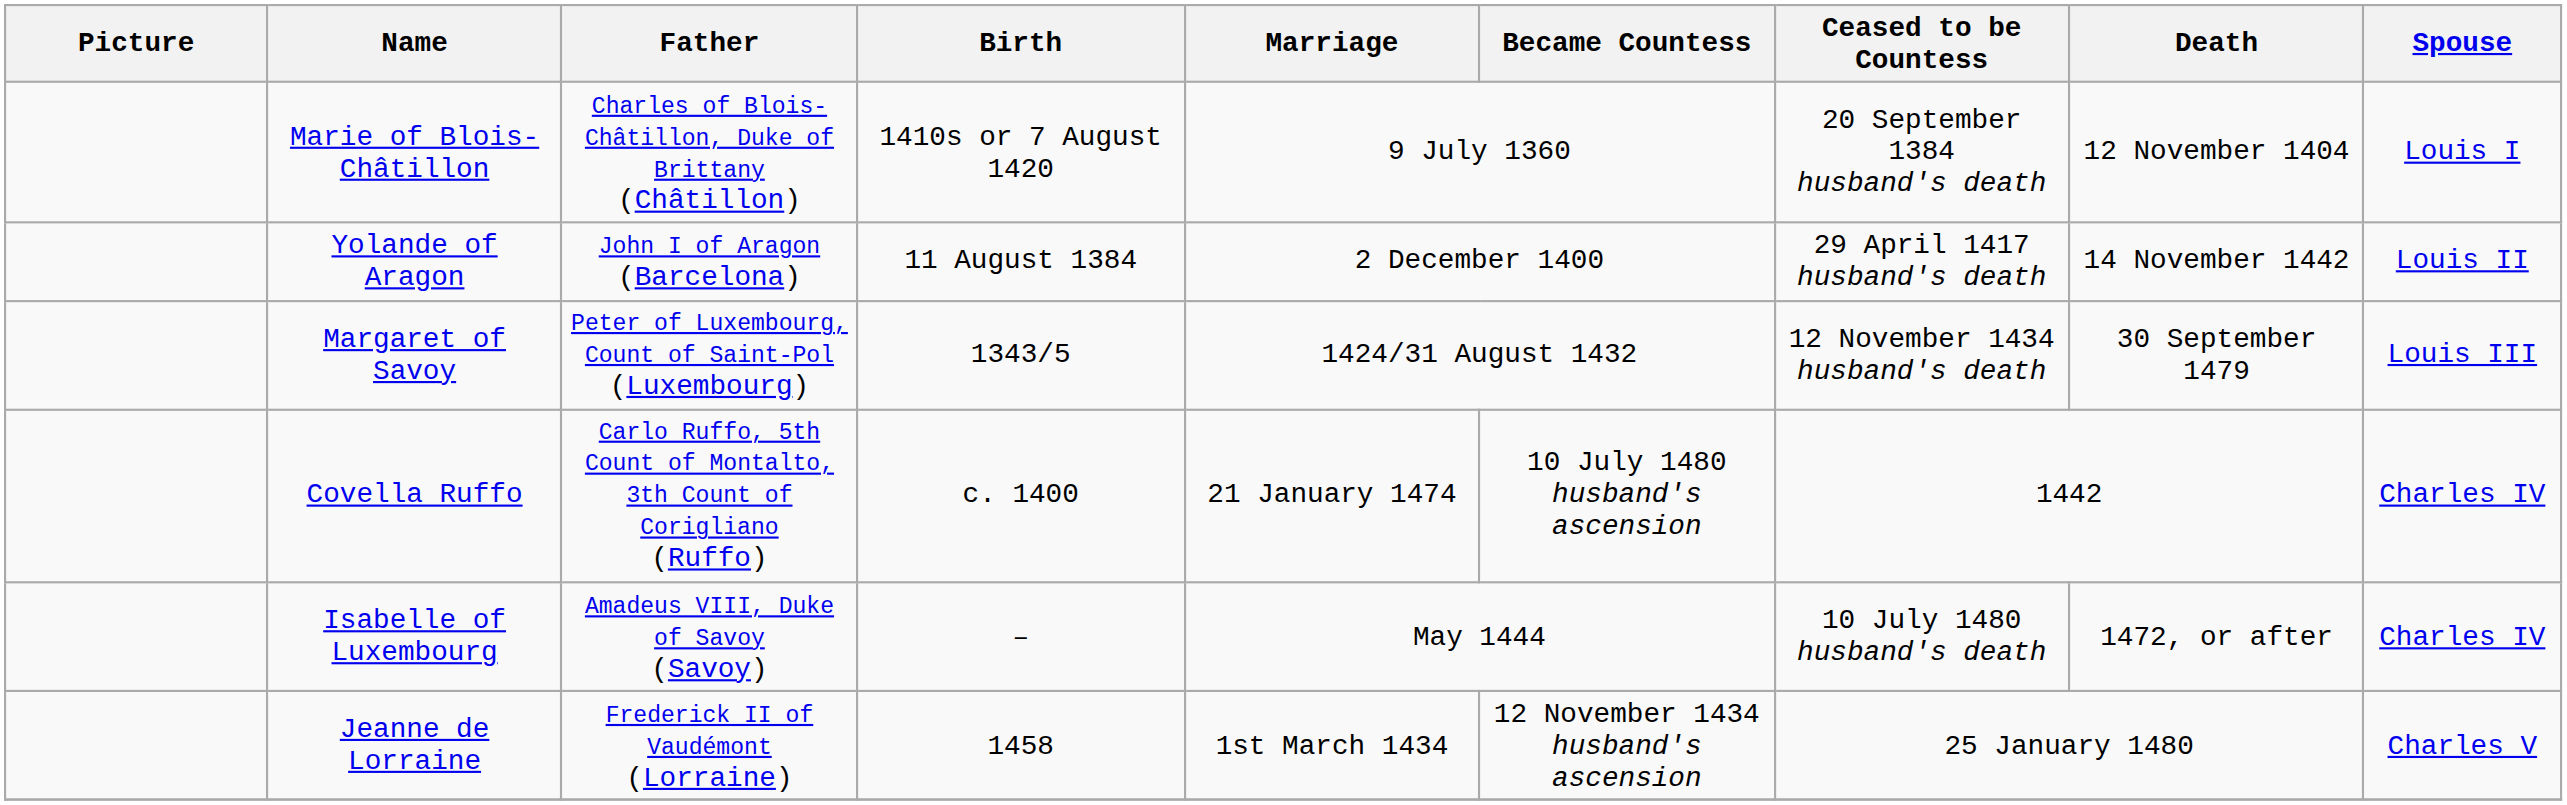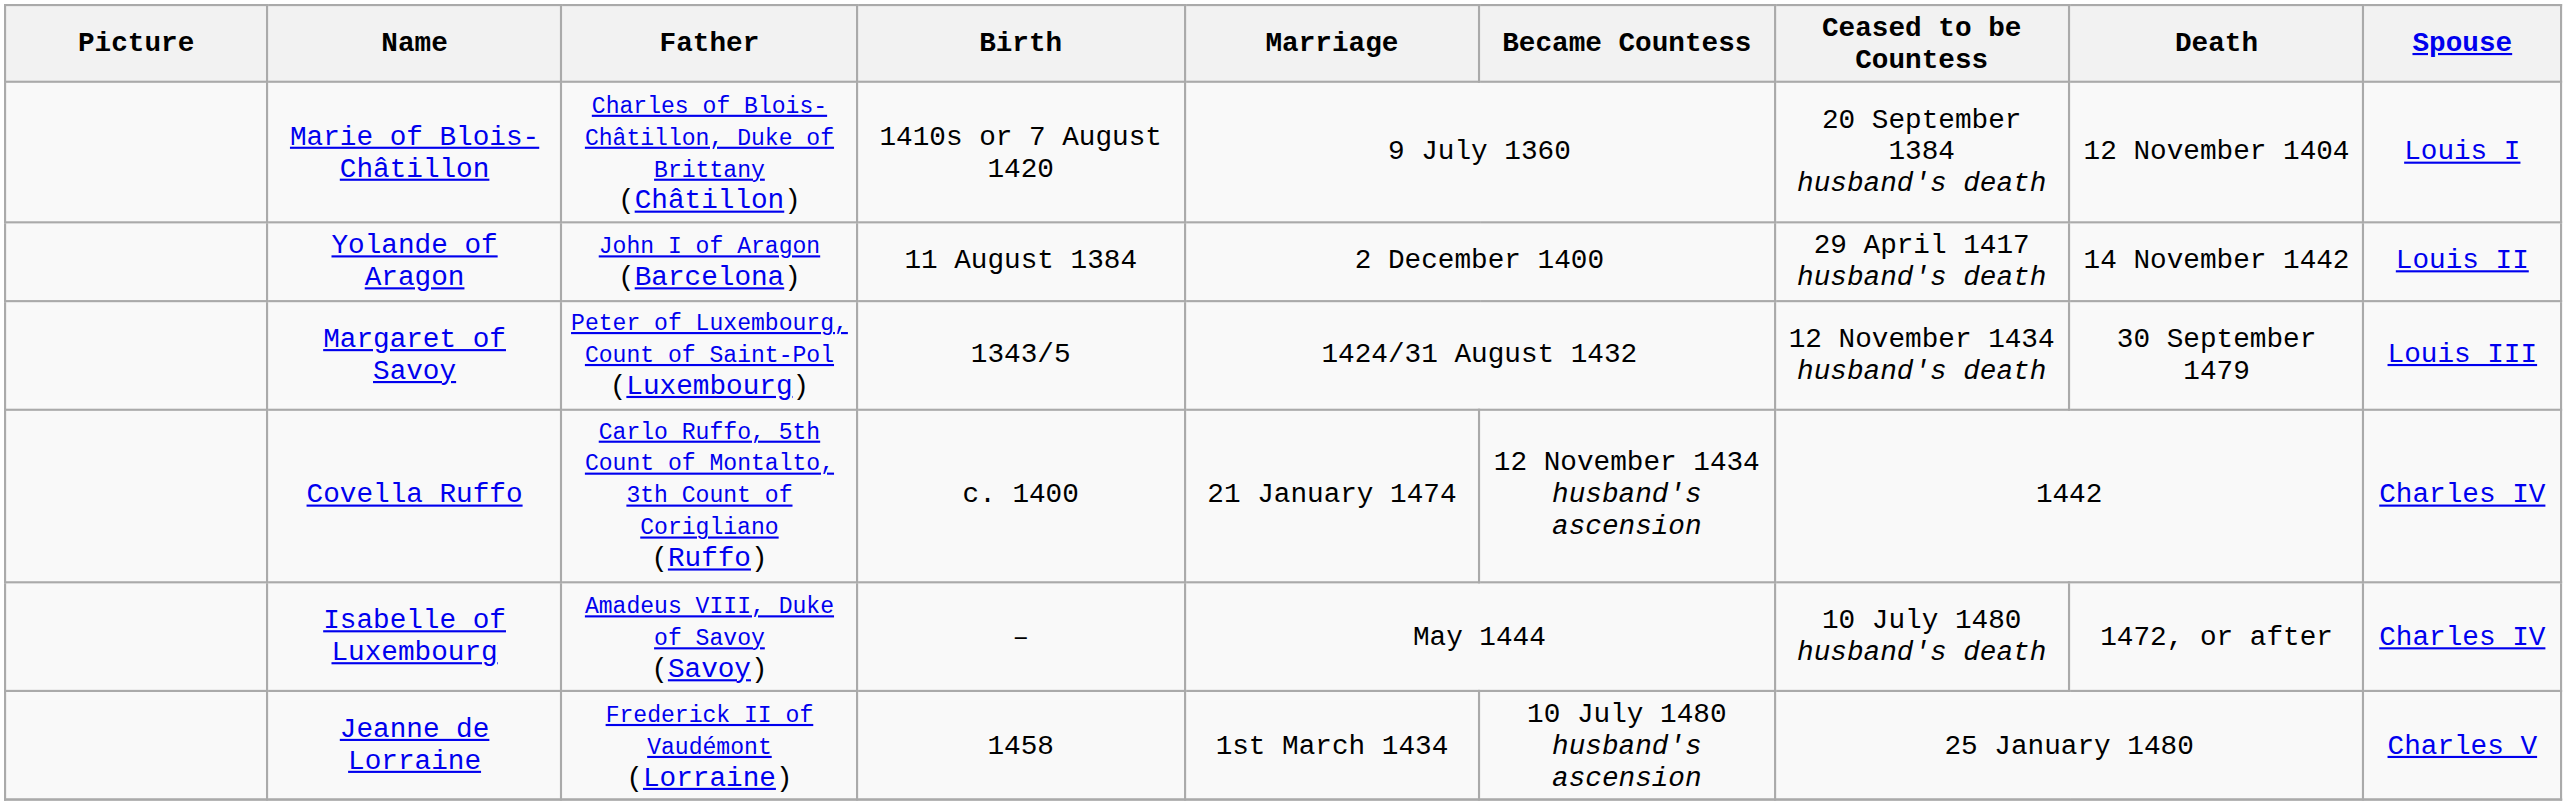(1627, 496) 10 July 1480 husband's ascension -> (1627, 496) 12 November 1434 husband's ascension
(1627, 746) 12 November 1434 husband's ascension -> (1627, 746) 10 July 1480 husband's ascension
